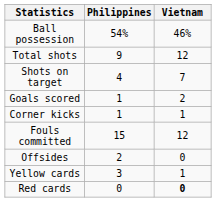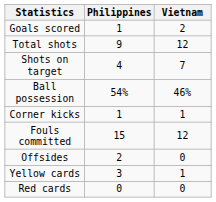rows swapped: (45, 98) <-> (45, 34)
(182, 189) bold -> (182, 189) normal
